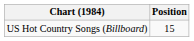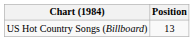(169, 28) 15 -> (169, 28) 13
